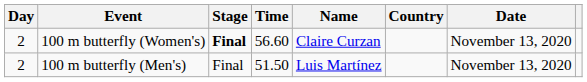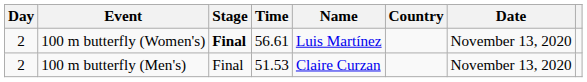(272, 40) 56.60 -> (272, 40) 56.61
(338, 40) Claire Curzan -> (339, 40) Luis Martínez
(272, 64) 51.50 -> (272, 64) 51.53
(339, 64) Luis Martínez -> (338, 64) Claire Curzan
